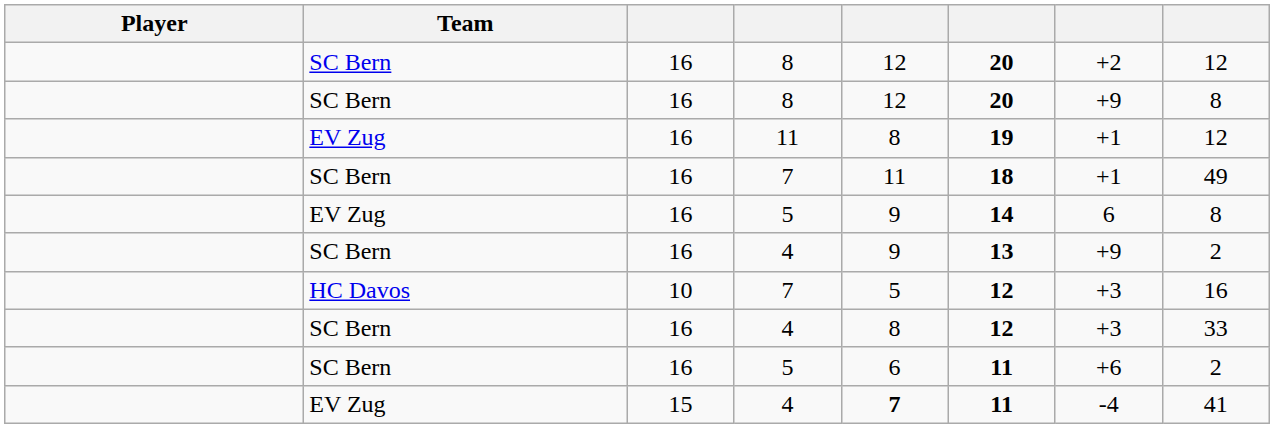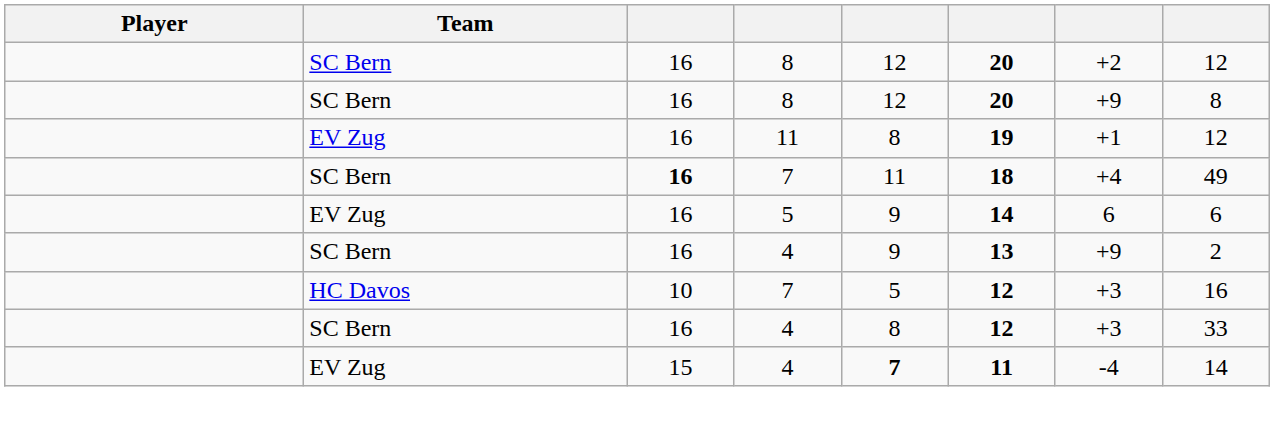(680, 175) normal -> (680, 175) bold
(1109, 175) +1 -> (1109, 175) +4
(1216, 213) 8 -> (1216, 213) 6
- row: (350, 366)
(1216, 404) 41 -> (1216, 366) 14
